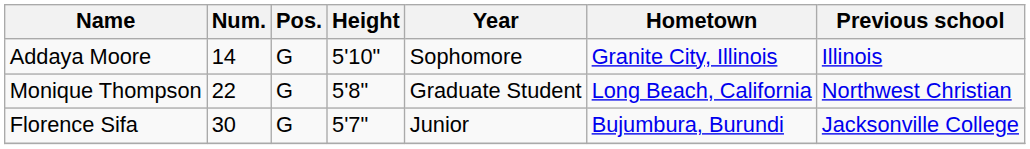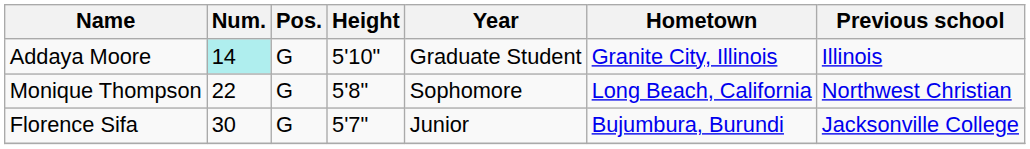(224, 56) no background -> (224, 56) paleturquoise background
(466, 56) Sophomore -> (496, 56) Graduate Student
(496, 90) Graduate Student -> (466, 90) Sophomore
